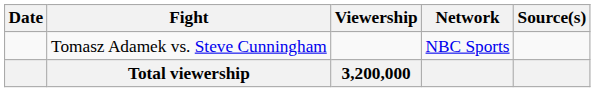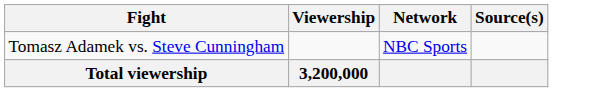- column: (26, 18)
